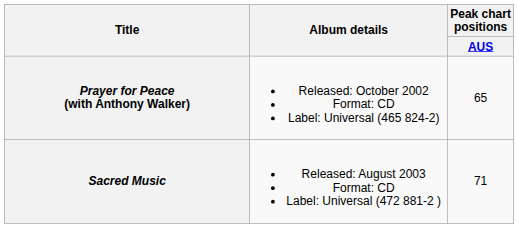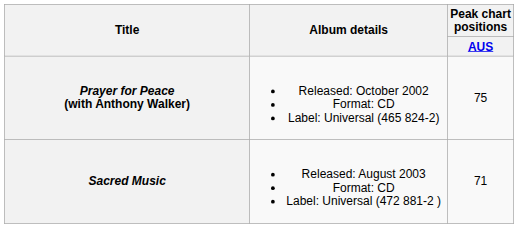(481, 97) 65 -> (481, 97) 75
